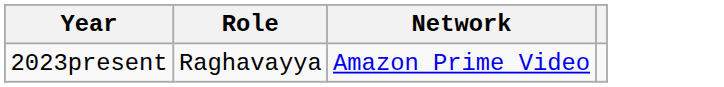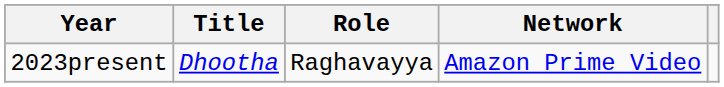+ column: (229, 24)
